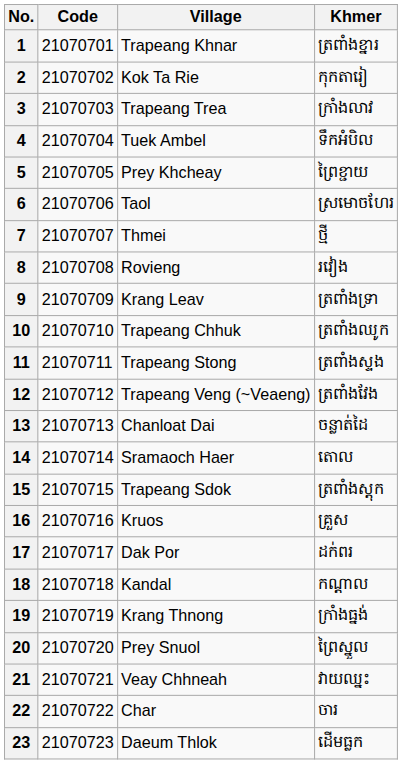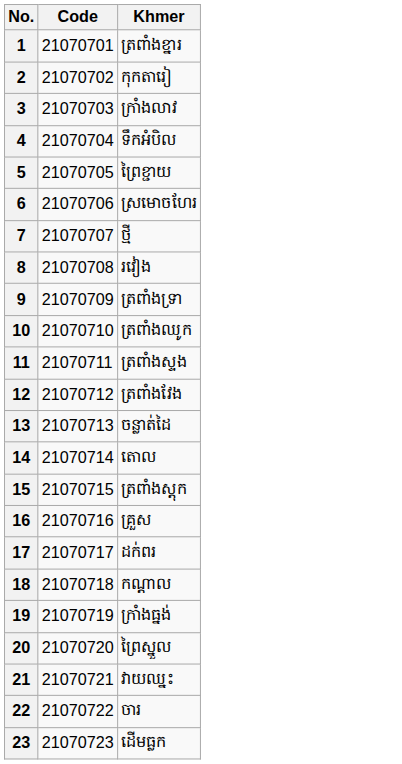- column: (216, 17)
